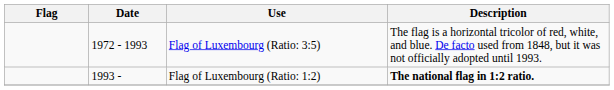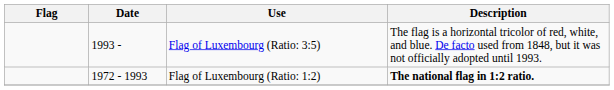(119, 44) 1972 - 1993 -> (106, 44) 1993 -
(106, 76) 1993 - -> (119, 76) 1972 - 1993
